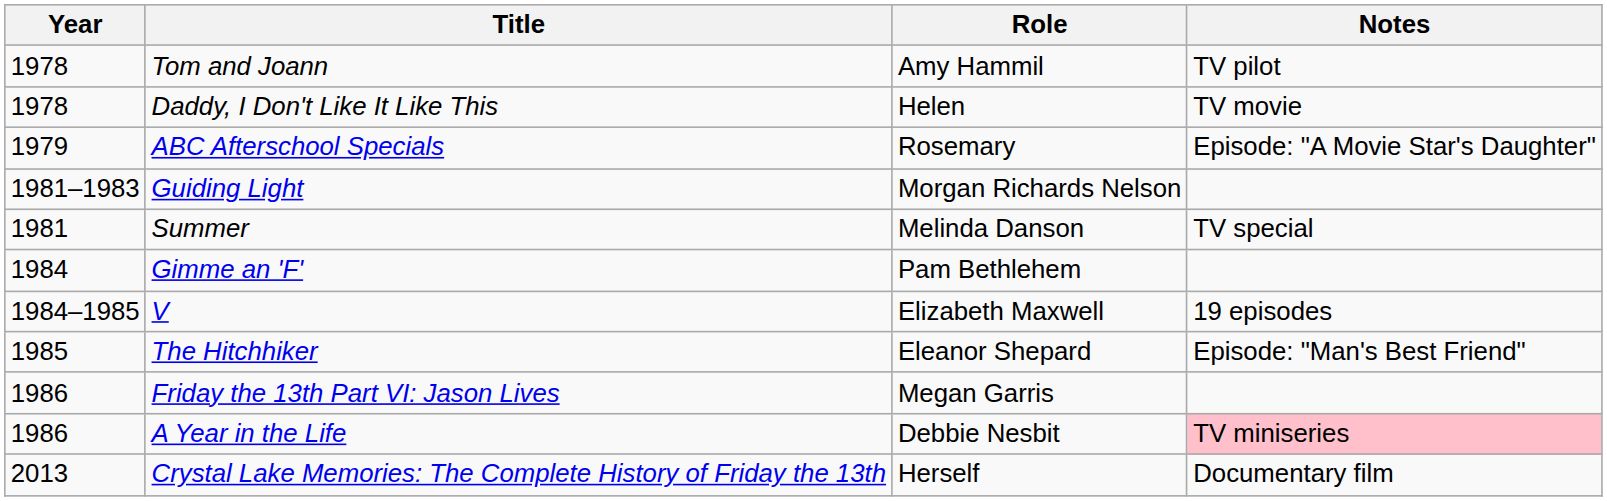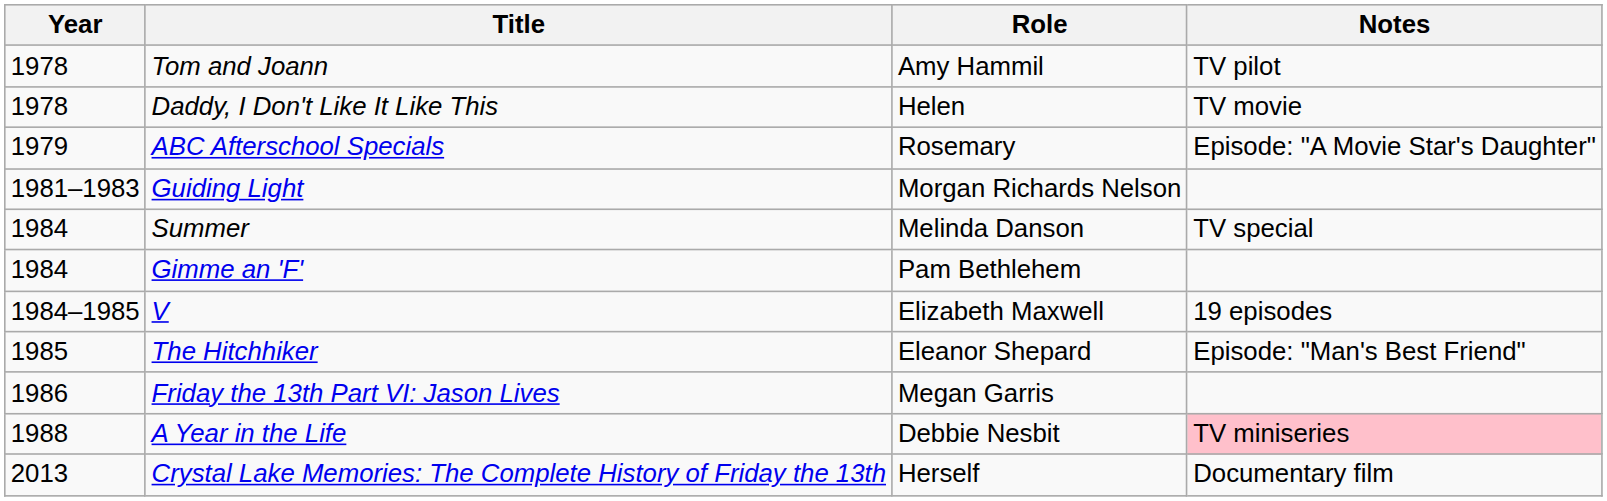(39, 229) 1981 -> (39, 229) 1984
(39, 433) 1986 -> (39, 433) 1988
